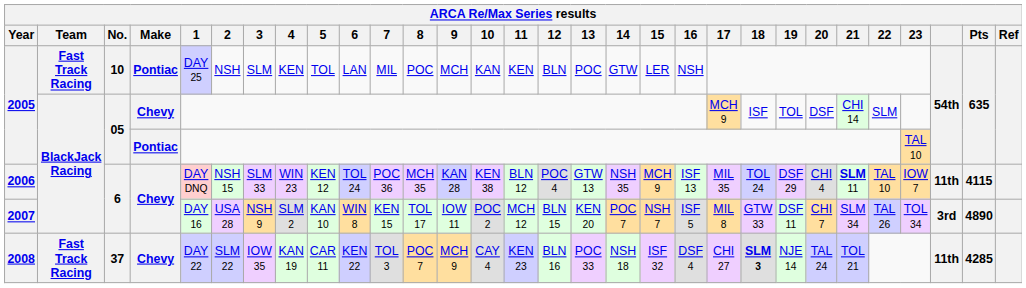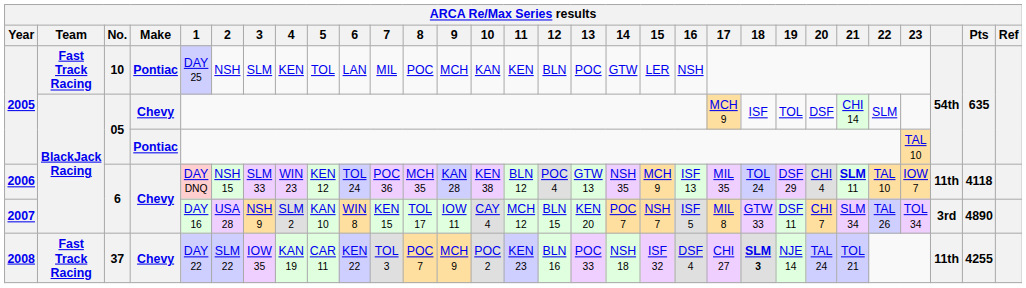(979, 181) 4115 -> (979, 181) 4118
(488, 216) POC 2 -> (488, 216) CAY 4
(488, 258) CAY 4 -> (488, 258) POC 2
(979, 258) 4285 -> (979, 258) 4255
